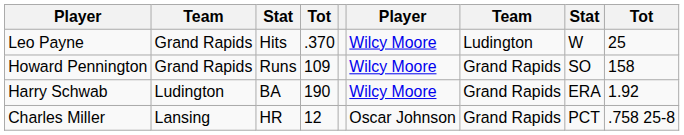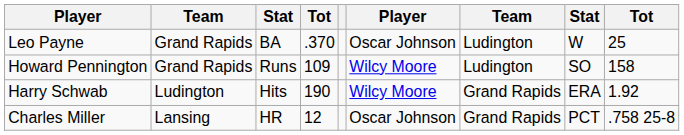(273, 42) Hits -> (270, 42) BA
(393, 42) Wilcy Moore -> (403, 42) Oscar Johnson
(512, 67) Grand Rapids -> (498, 67) Ludington
(270, 92) BA -> (273, 92) Hits
